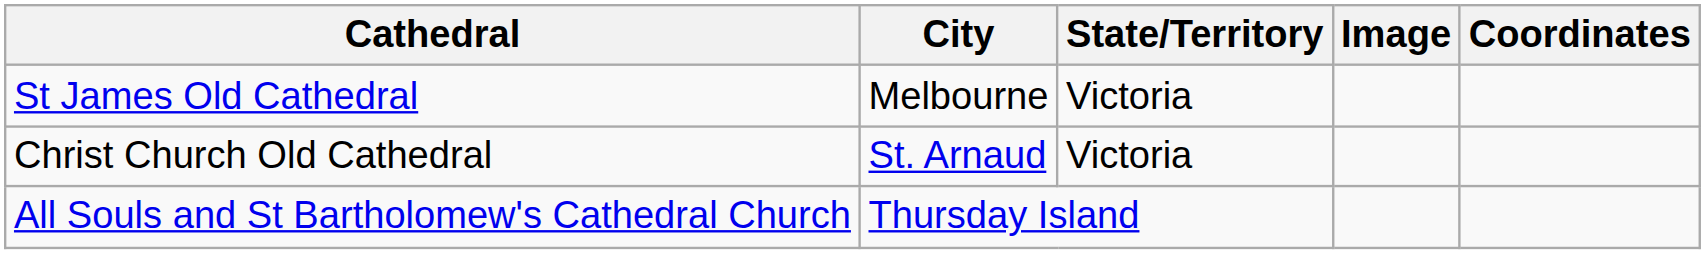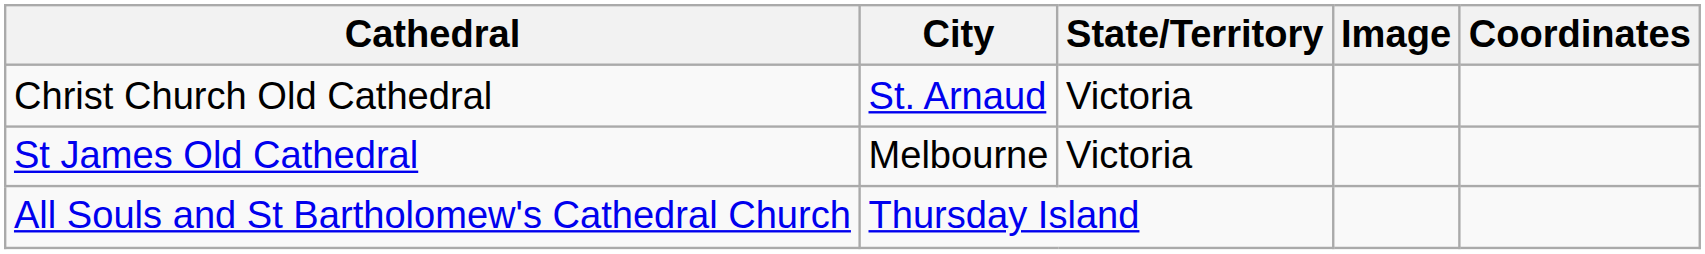rows swapped: (216, 95) <-> (253, 155)
